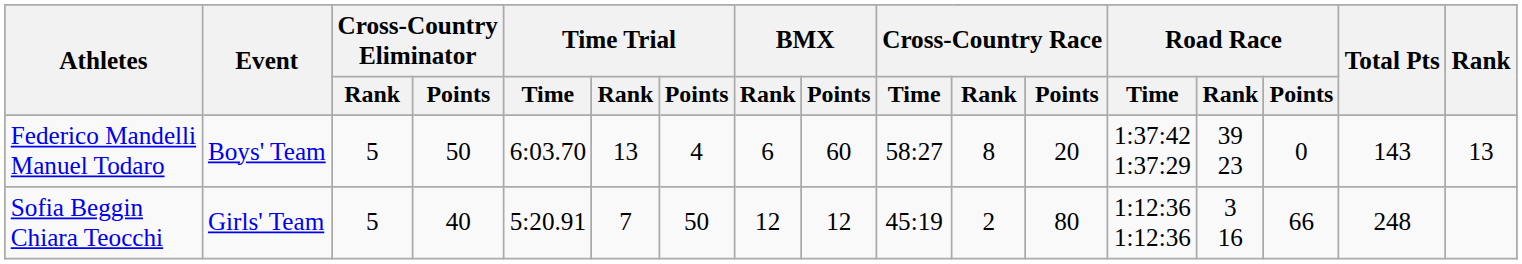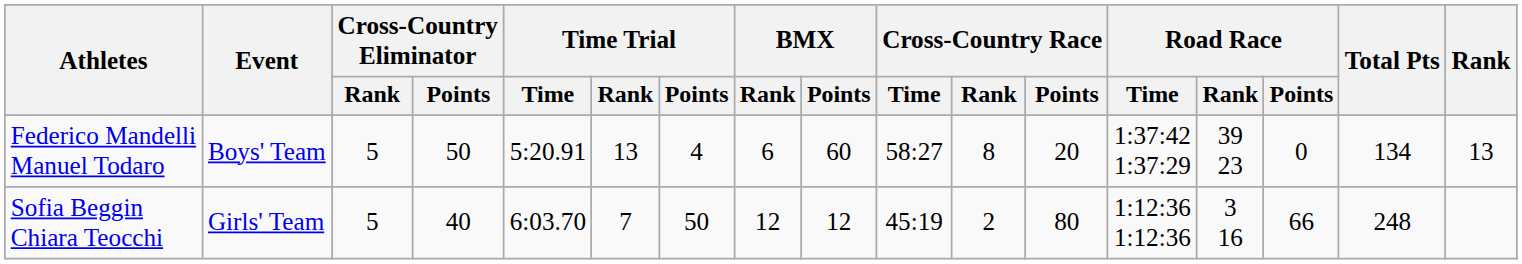(548, 151) 6:03.70 -> (548, 151) 5:20.91
(1392, 151) 143 -> (1392, 151) 134
(548, 222) 5:20.91 -> (548, 222) 6:03.70
